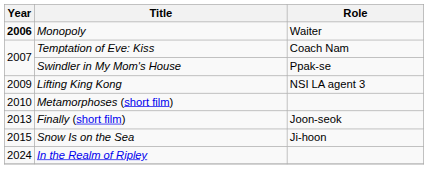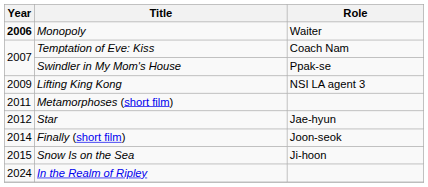(19, 102) 2010 -> (19, 102) 2011
+ row: (47, 119)
(19, 119) 2013 -> (19, 137) 2014
